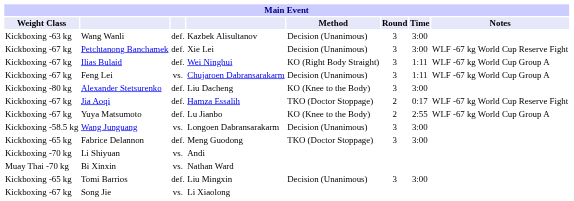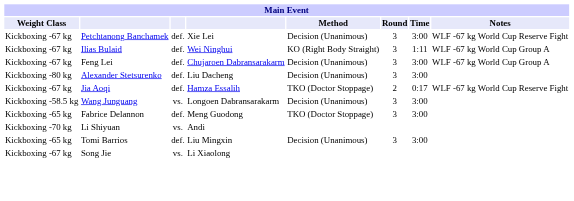- row: (103, 36)
(178, 75) vs. -> (178, 62) def.
(420, 75) 1:11 -> (420, 62) 3:00
(329, 88) KO (Knee to the Body) -> (327, 75) Decision (Unanimous)
- row: (111, 114)
- row: (98, 166)
